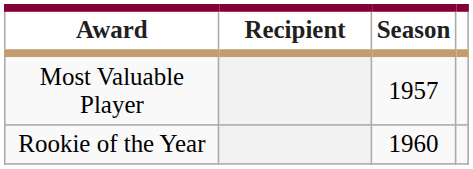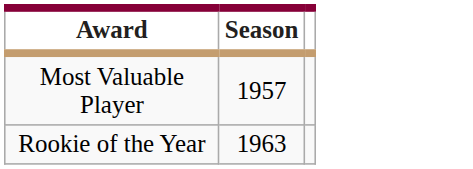- column: (295, 30)
(413, 144) 1960 -> (262, 144) 1963
